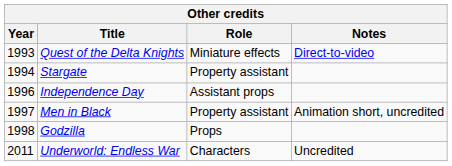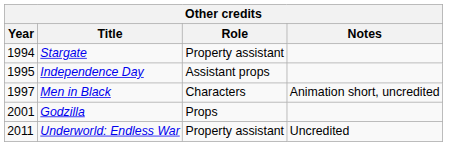- row: (112, 53)
(21, 92) 1996 -> (21, 72) 1995
(239, 111) Property assistant -> (216, 92) Characters
(21, 131) 1998 -> (21, 111) 2001
(220, 151) Characters -> (235, 131) Property assistant
